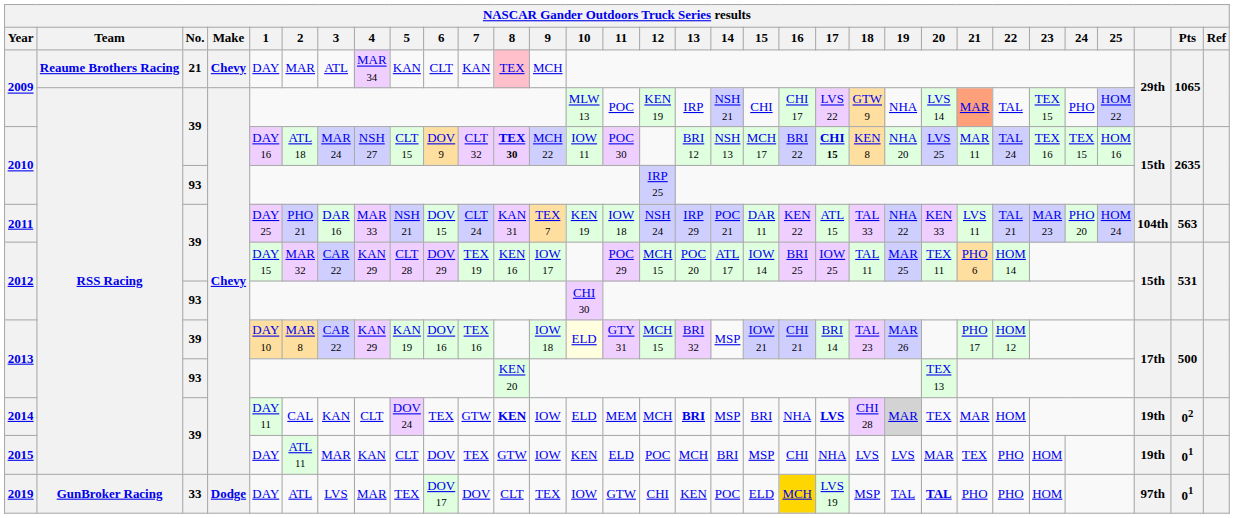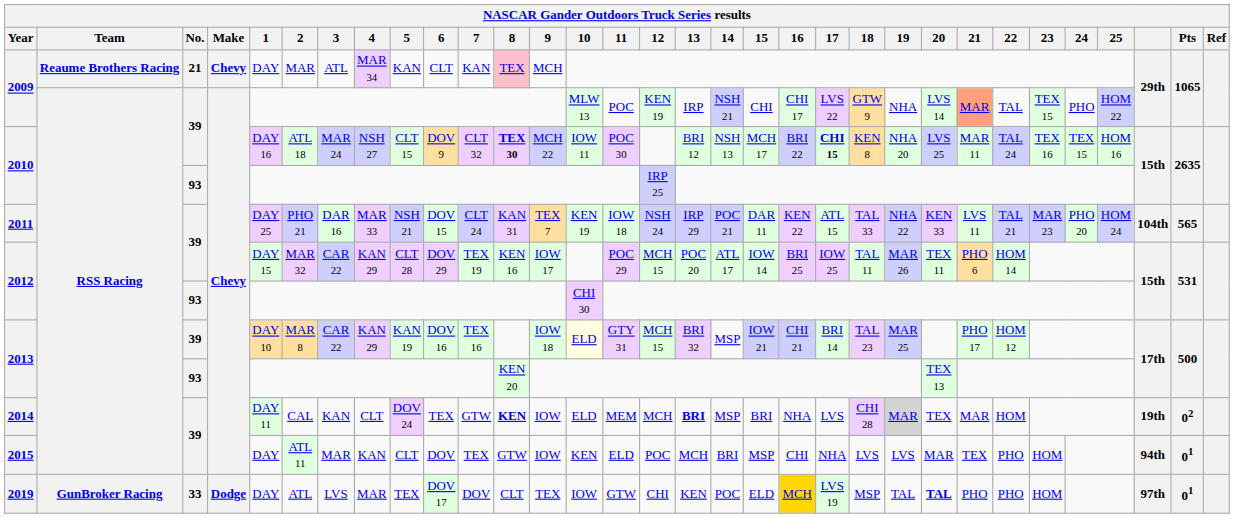(1187, 223) 563 -> (1187, 223) 565
(903, 261) MAR 25 -> (903, 261) MAR 26
(903, 338) MAR 26 -> (903, 338) MAR 25
(832, 416) bold -> (832, 416) normal
(1153, 455) 19th -> (1153, 455) 94th
